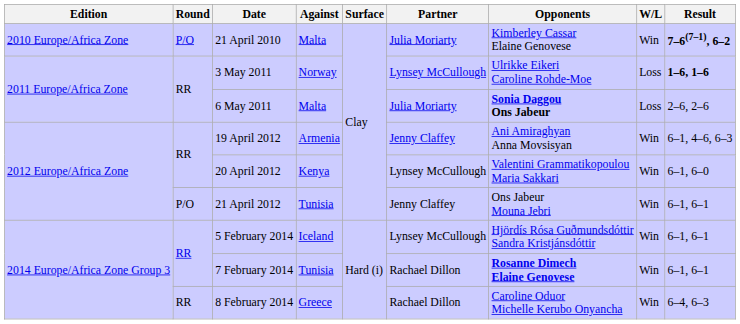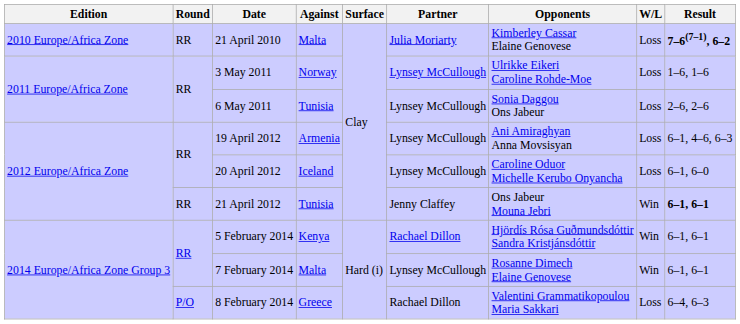(185, 39) P/O -> (184, 39) RR
(649, 39) Win -> (650, 39) Loss
(688, 72) bold -> (688, 72) normal
(312, 105) Malta -> (316, 105) Tunisia
(423, 105) Julia Moriarty -> (438, 105) Lynsey McCullough
(526, 105) bold -> (525, 105) normal
(422, 138) Jenny Claffey -> (438, 138) Lynsey McCullough
(649, 138) Win -> (650, 138) Loss
(314, 170) Kenya -> (316, 170) Iceland
(560, 170) Valentini Grammatikopoulou Maria Sakkari -> (557, 170) Caroline Oduor Michelle Kerubo Onyancha
(649, 170) Win -> (650, 170) Loss
(185, 203) P/O -> (184, 203) RR
(688, 203) normal -> (688, 203) bold
(316, 236) Iceland -> (314, 236) Kenya
(438, 236) Lynsey McCullough -> (425, 236) Rachael Dillon
(316, 269) Tunisia -> (312, 269) Malta
(425, 269) Rachael Dillon -> (438, 269) Lynsey McCullough
(534, 269) bold -> (532, 269) normal
(184, 302) RR -> (185, 302) P/O
(557, 302) Caroline Oduor Michelle Kerubo Onyancha -> (560, 302) Valentini Grammatikopoulou Maria Sakkari
(649, 302) Win -> (650, 302) Loss
